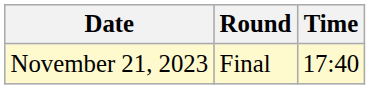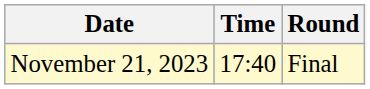columns swapped: (331, 24) <-> (255, 24)
